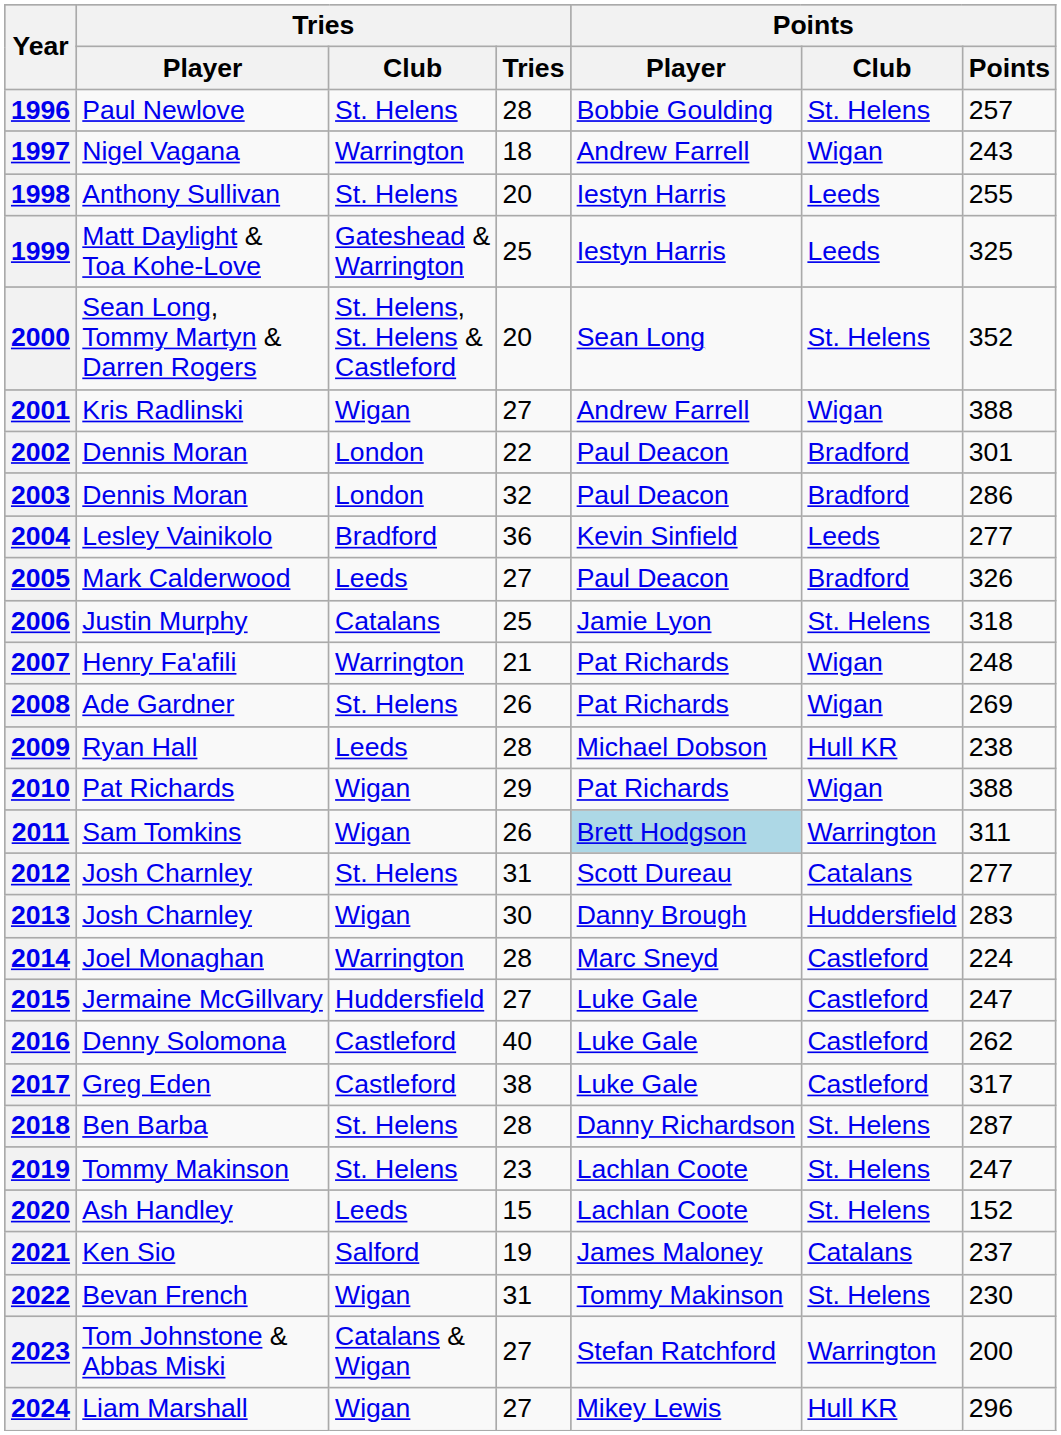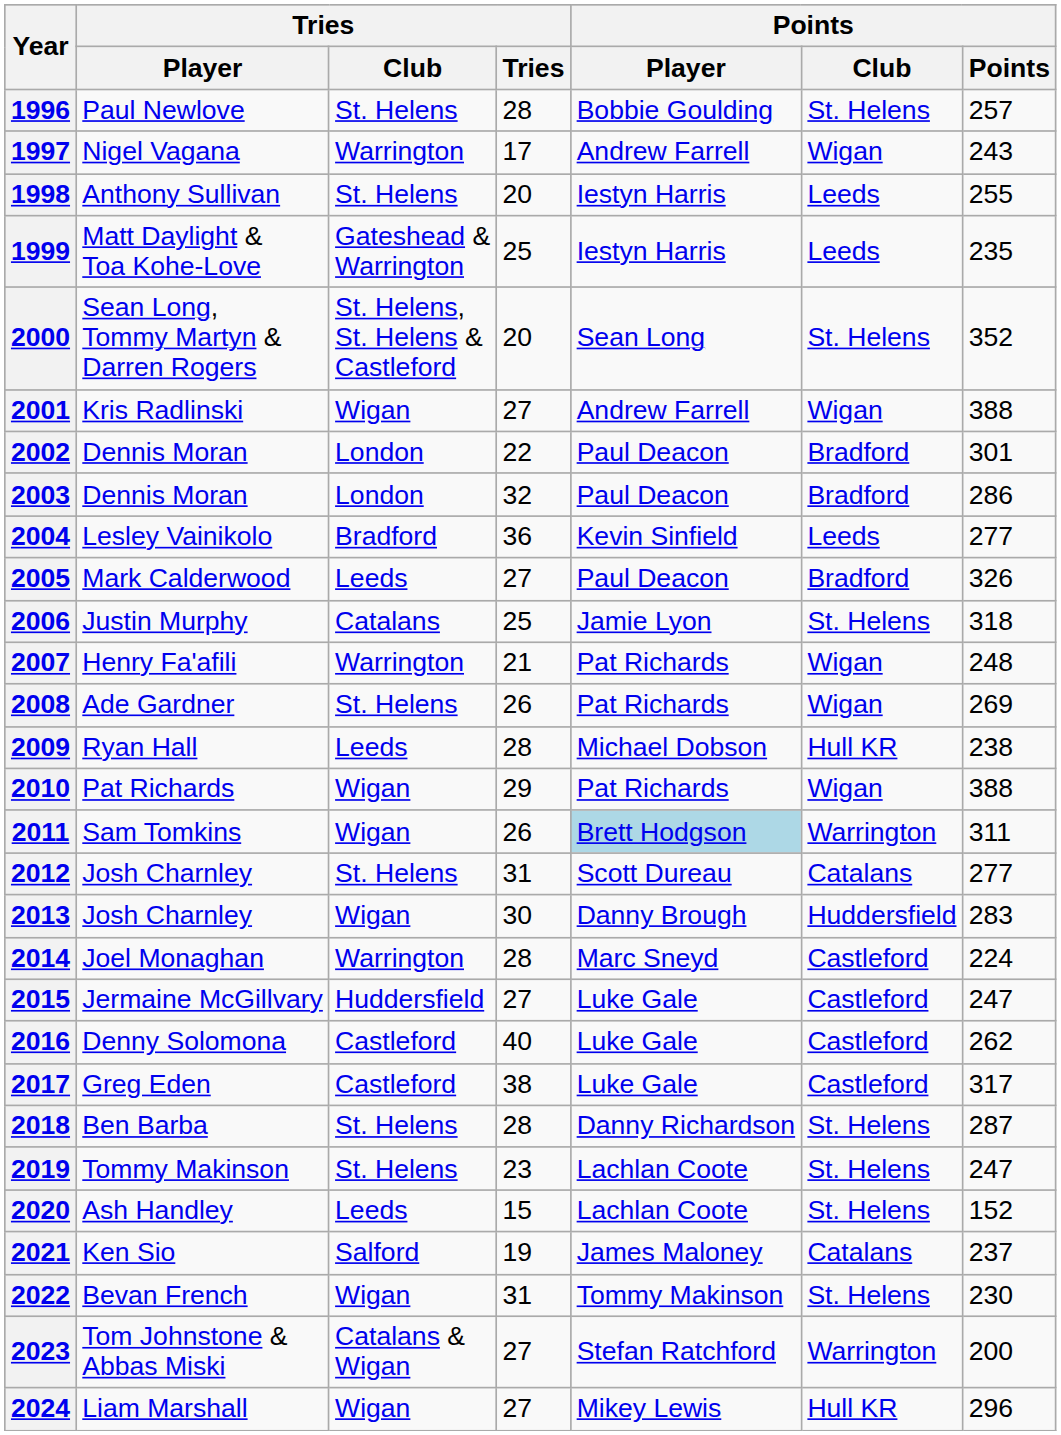(517, 151) 18 -> (517, 151) 17
(991, 251) 325 -> (991, 251) 235
